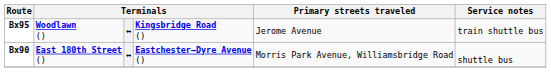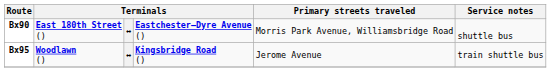rows swapped: (19, 50) <-> (19, 25)
